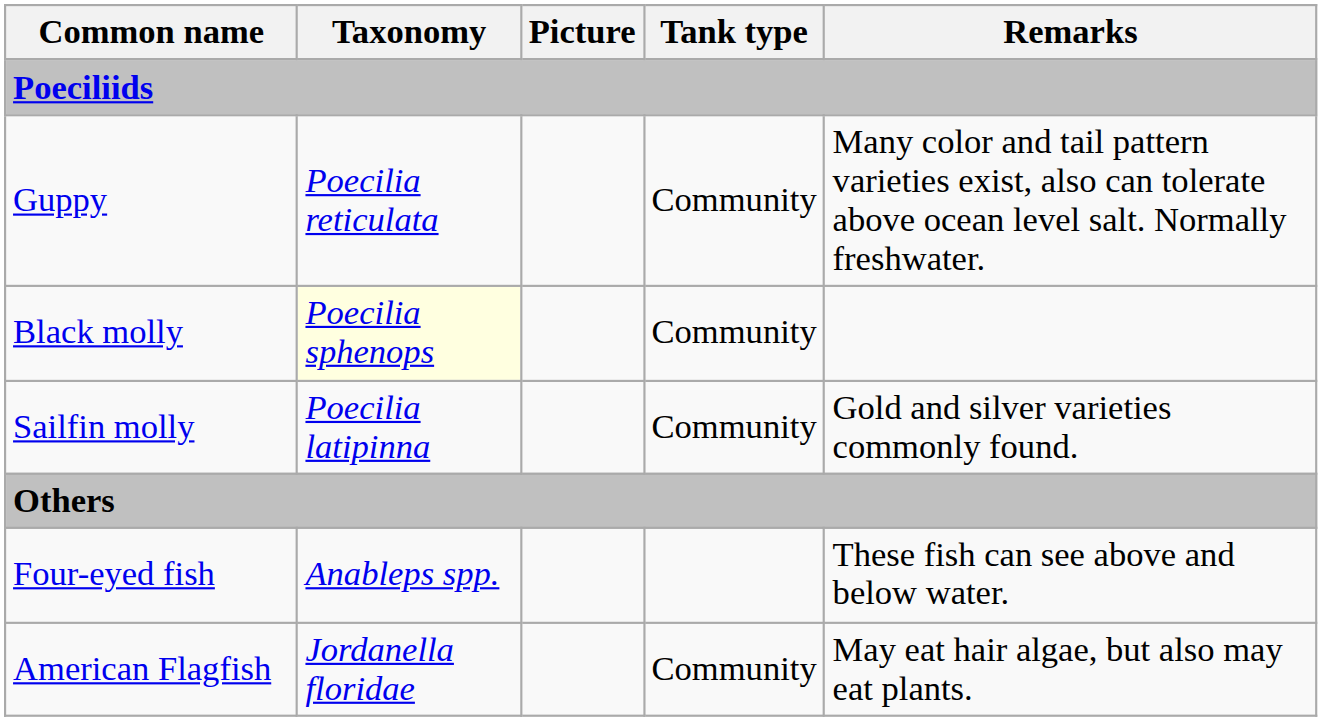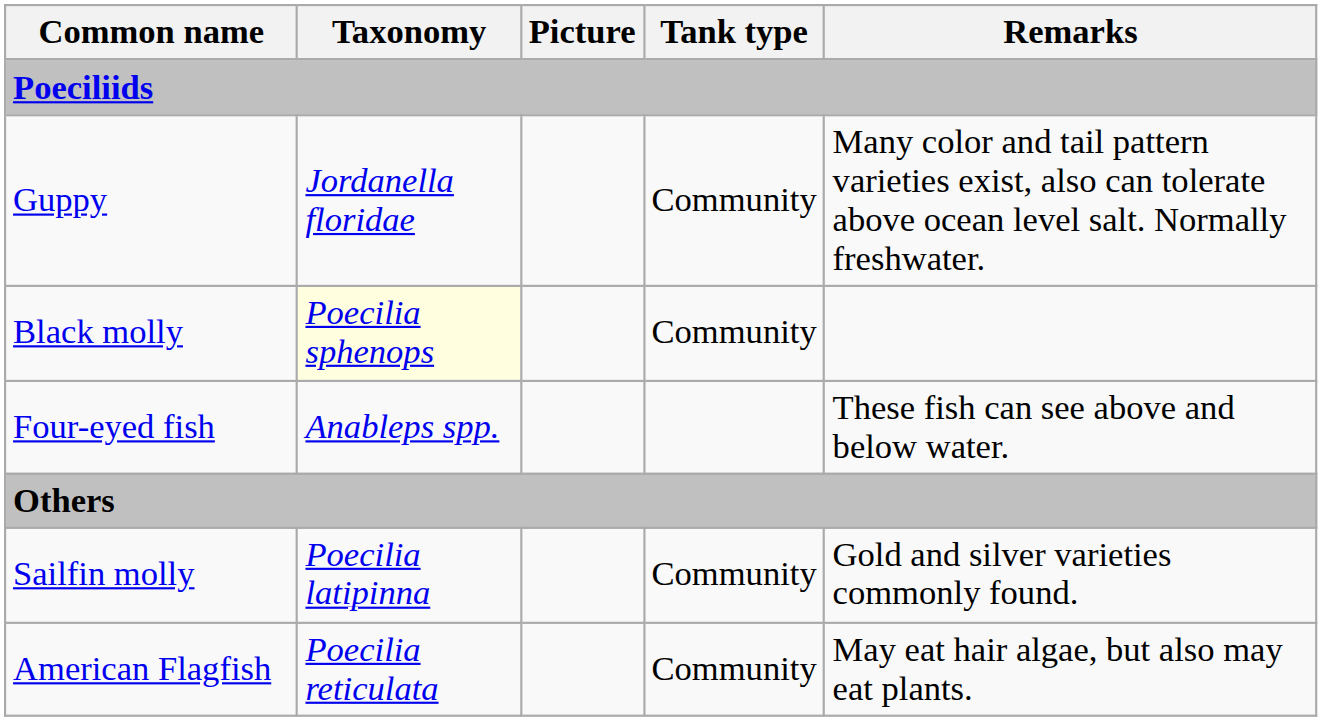(372, 199) Poecilia reticulata -> (380, 199) Jordanella floridae
rows swapped: (104, 426) <-> (114, 574)
(380, 668) Jordanella floridae -> (372, 668) Poecilia reticulata
